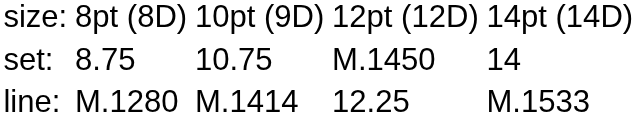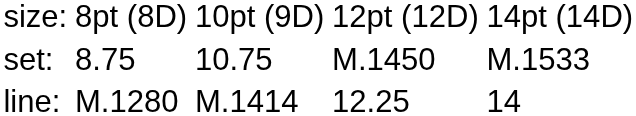(504, 59) 14 -> (538, 59) M.1533
(538, 102) M.1533 -> (504, 102) 14
